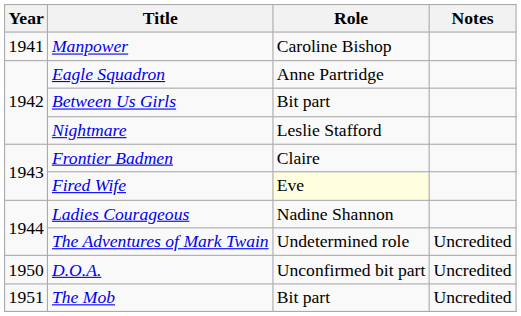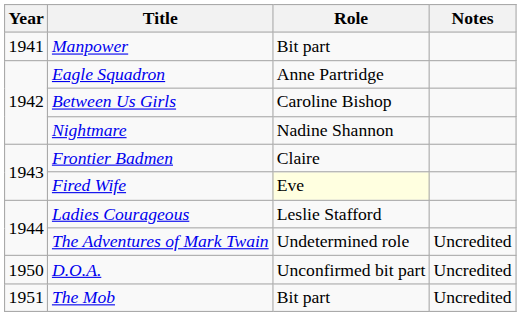(334, 46) Caroline Bishop -> (303, 46) Bit part
(303, 102) Bit part -> (334, 102) Caroline Bishop
(329, 130) Leslie Stafford -> (335, 130) Nadine Shannon
(335, 213) Nadine Shannon -> (329, 213) Leslie Stafford
